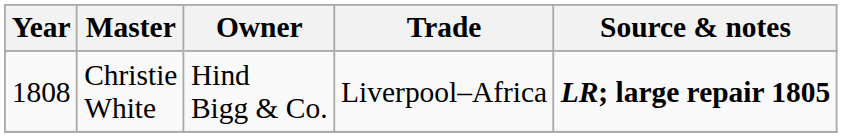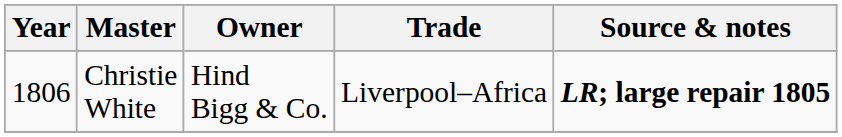(41, 91) 1808 -> (41, 91) 1806
